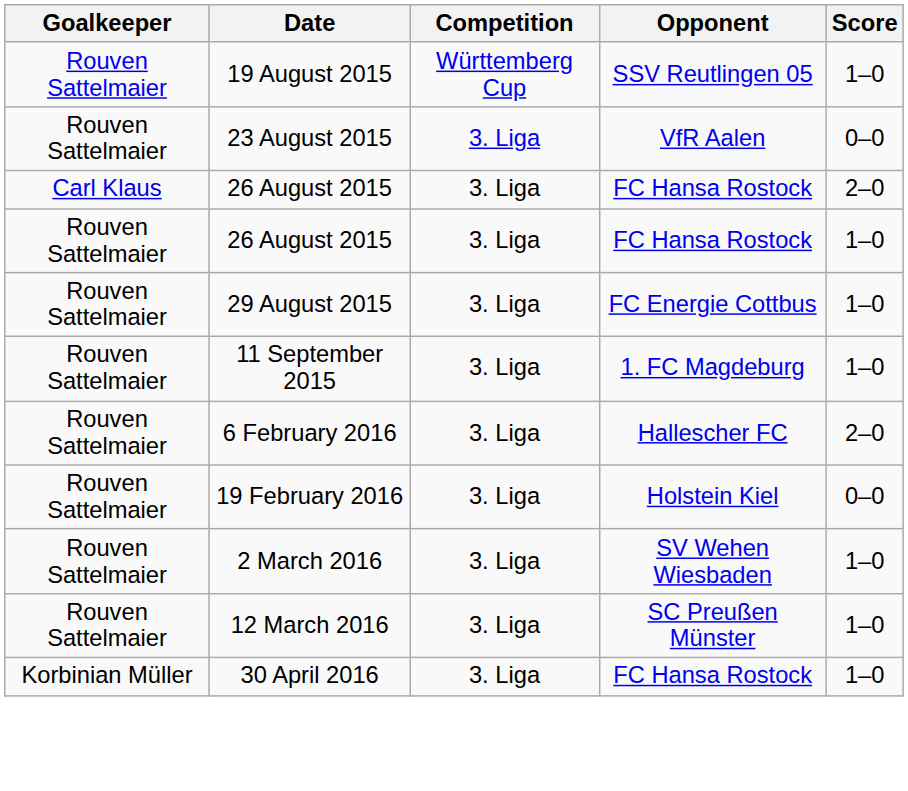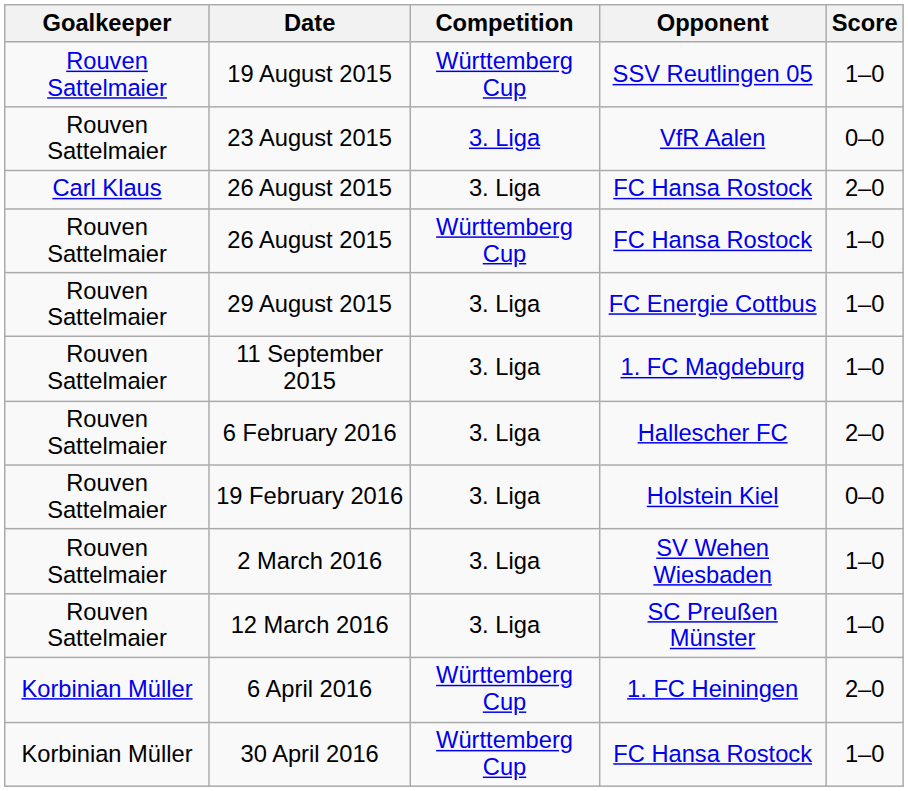(505, 240) 3. Liga -> (505, 240) Württemberg Cup
+ row: (107, 689)
(505, 676) 3. Liga -> (505, 753) Württemberg Cup
